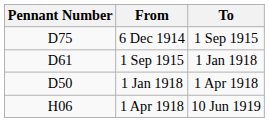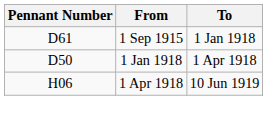- row: (152, 38)
